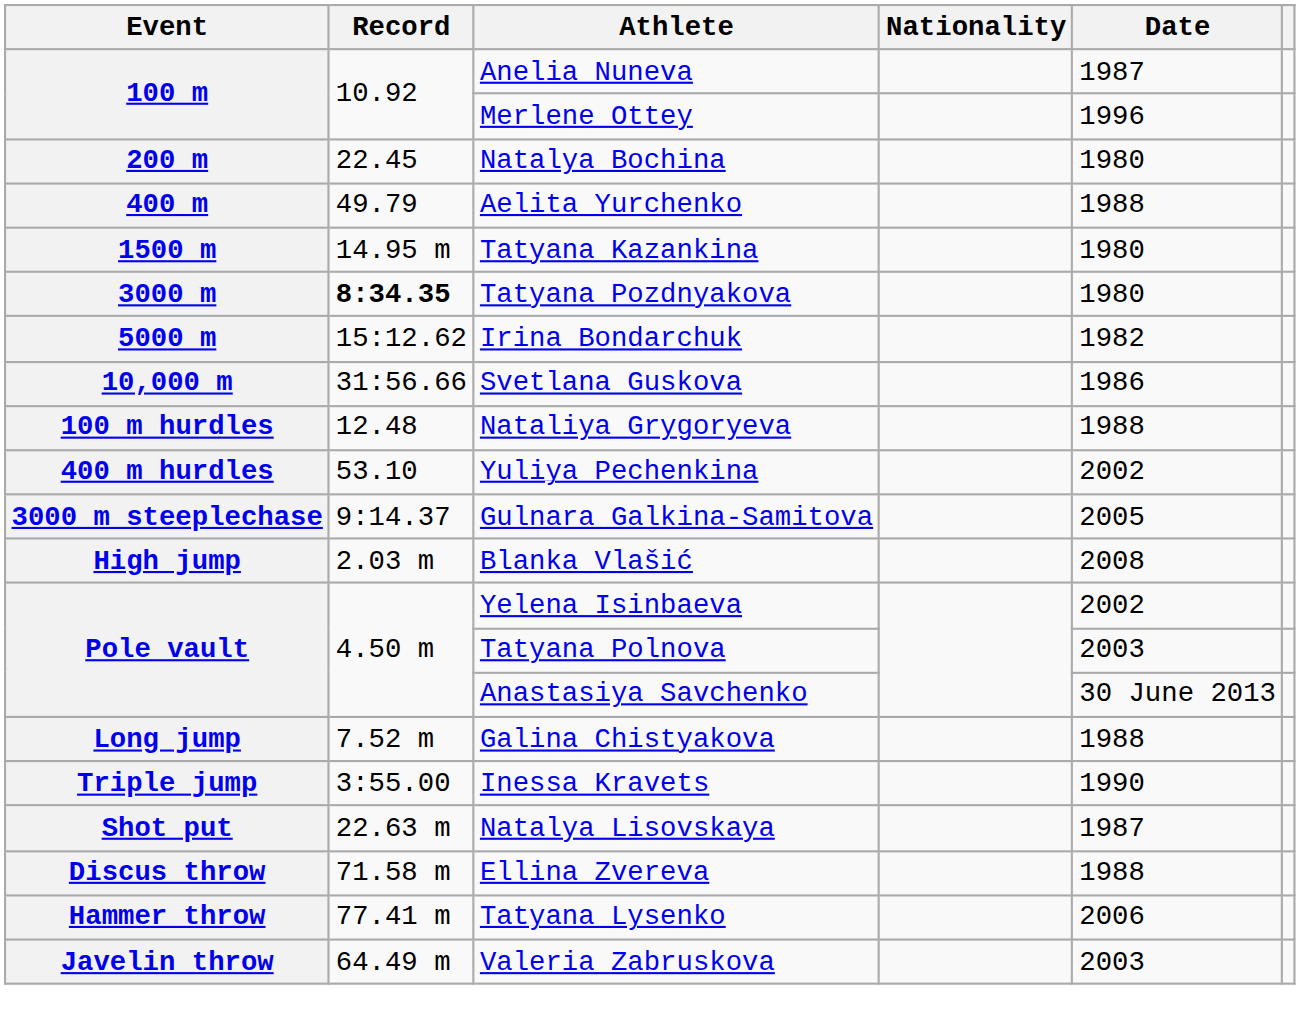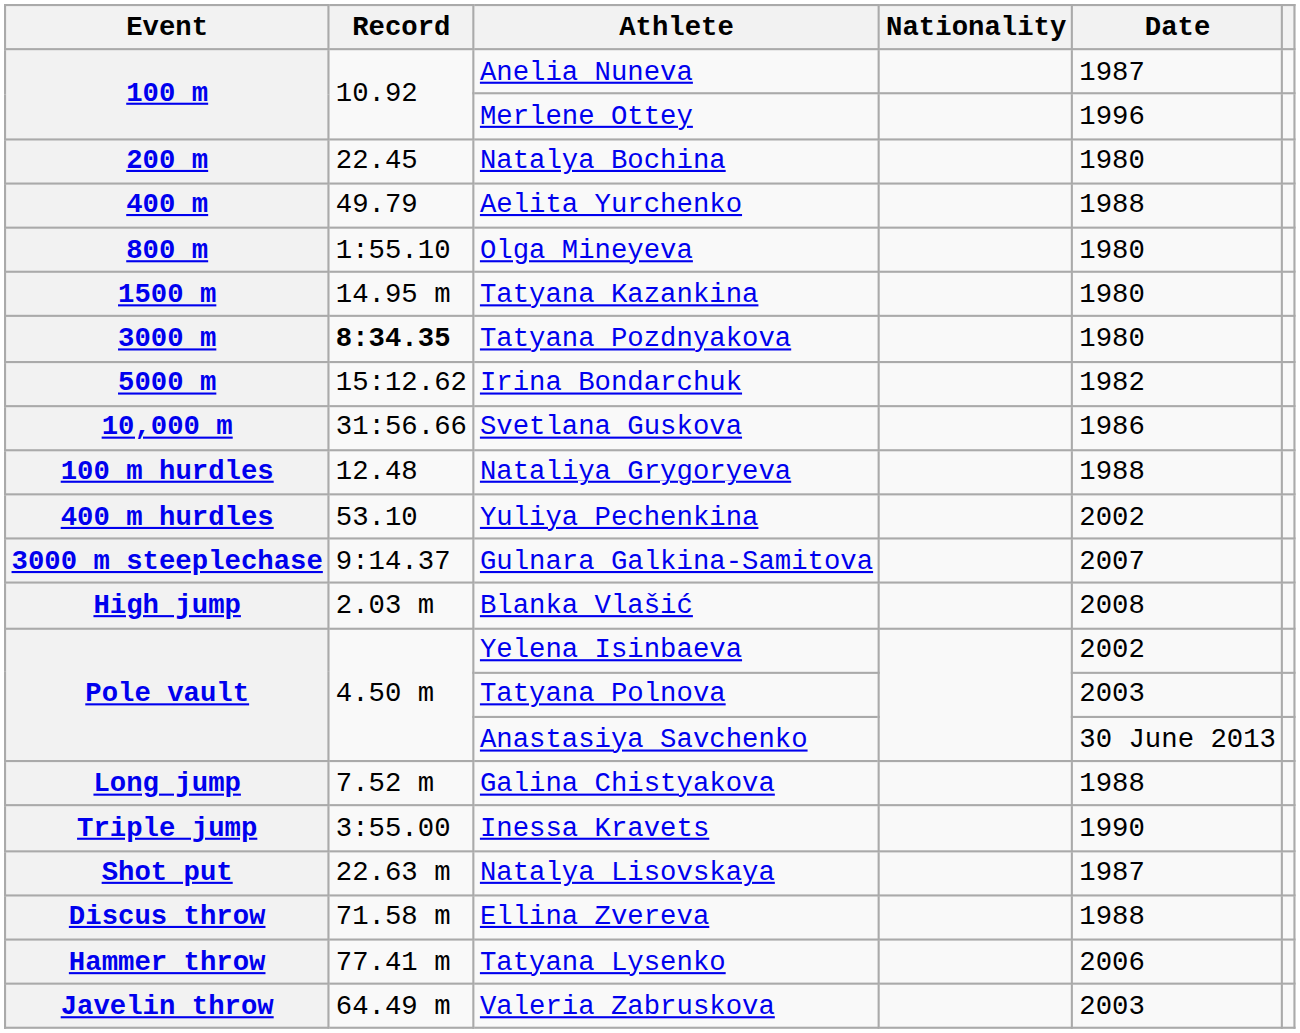+ row: (586, 250)
(1112, 517) 2005 -> (1112, 561) 2007
